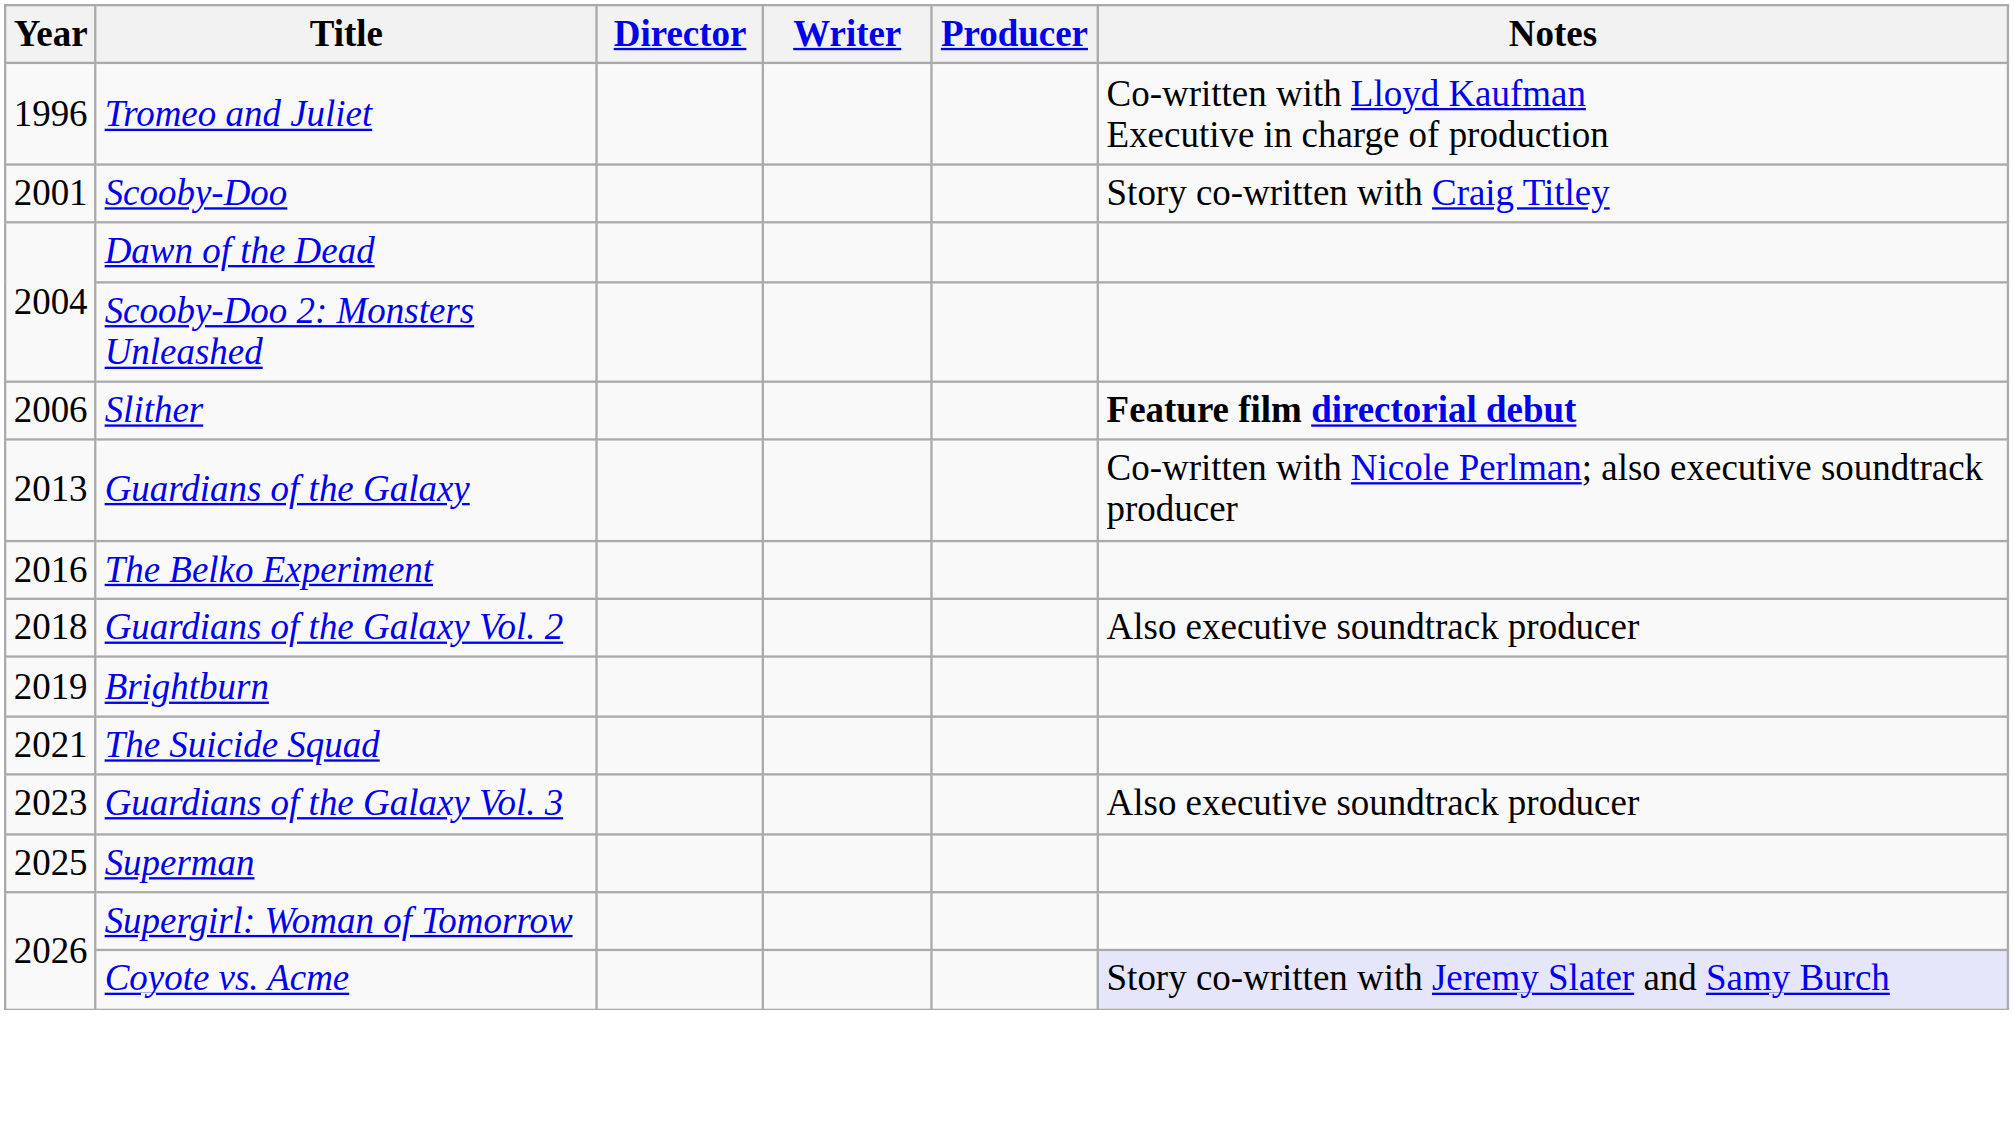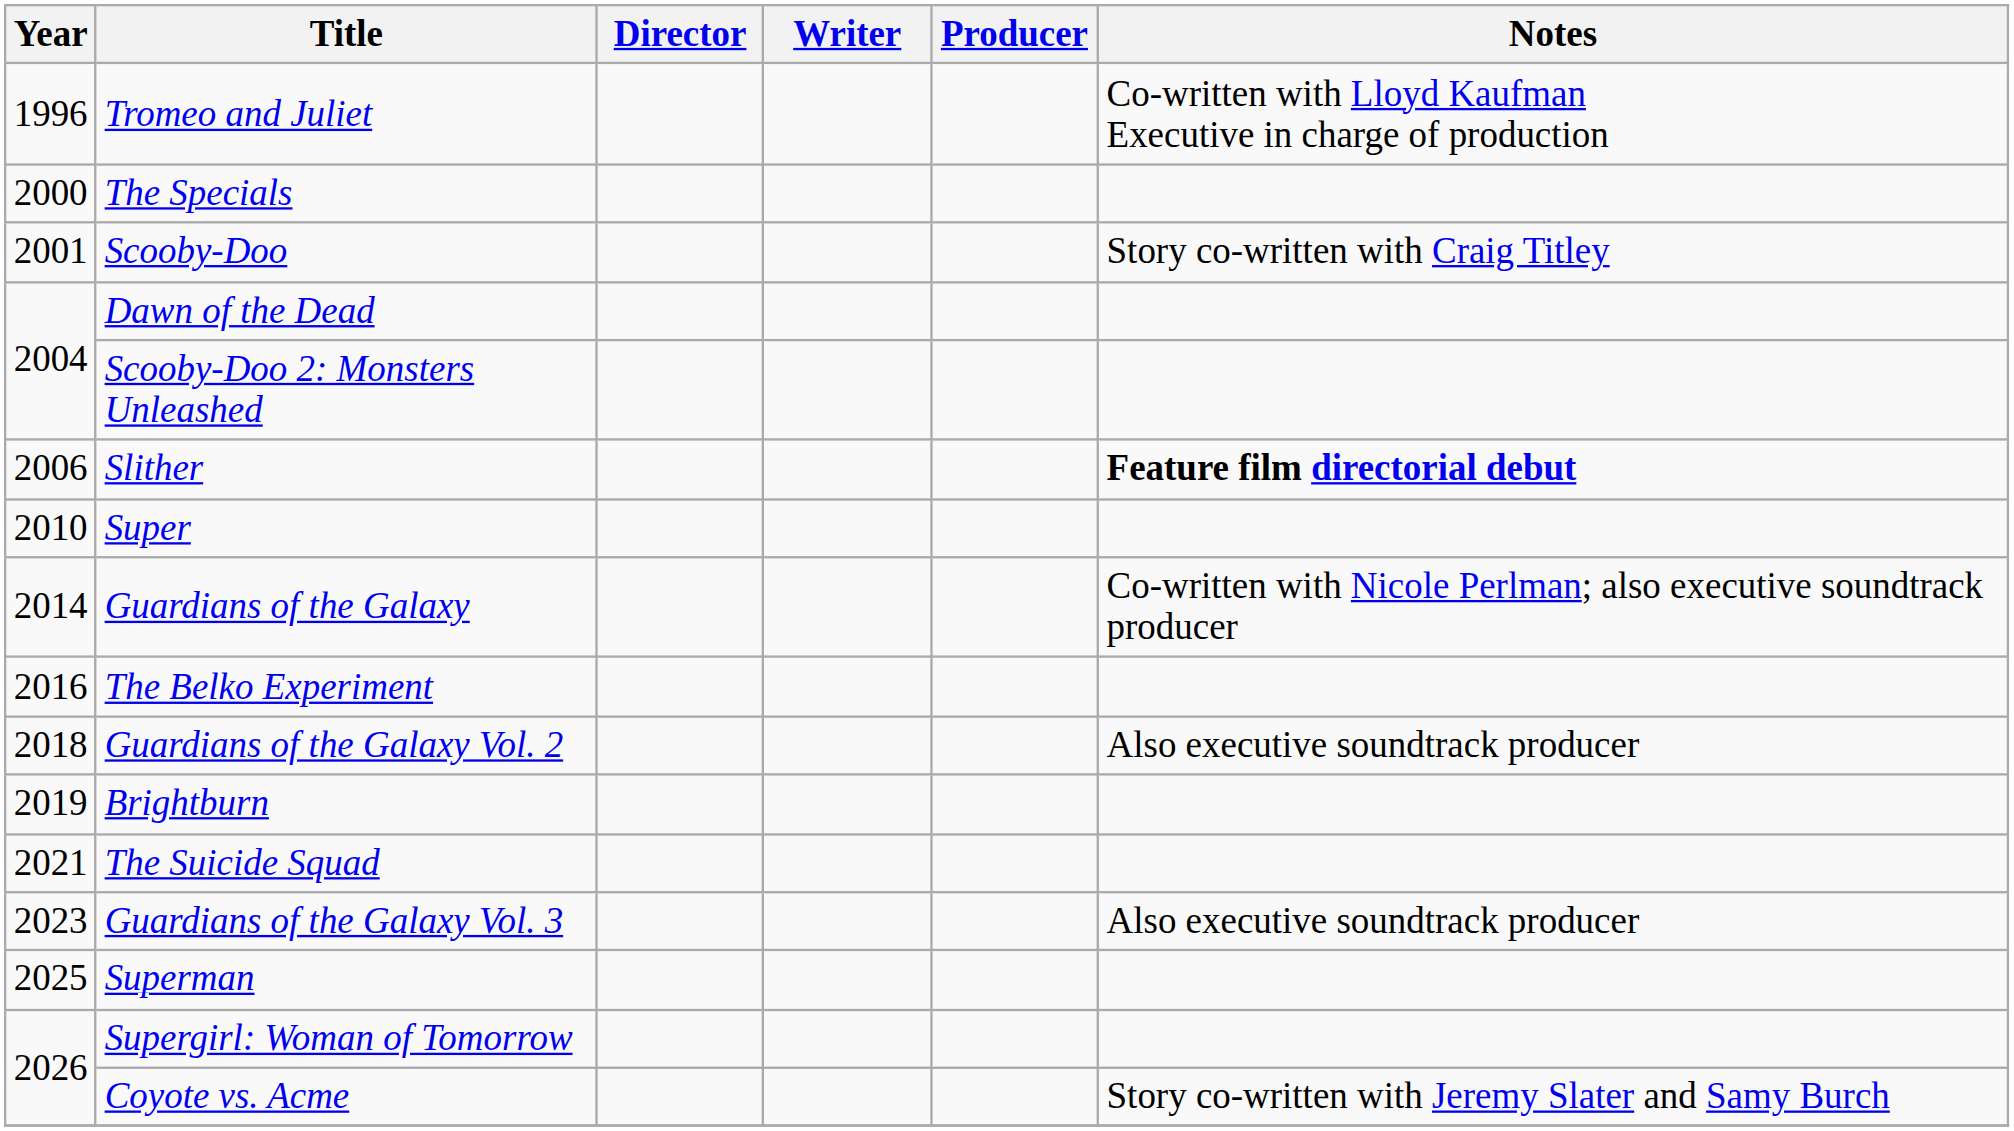+ row: (199, 192)
+ row: (148, 527)
(51, 489) 2013 -> (51, 606) 2014
(1498, 979) lavender background -> (1498, 1096) no background
